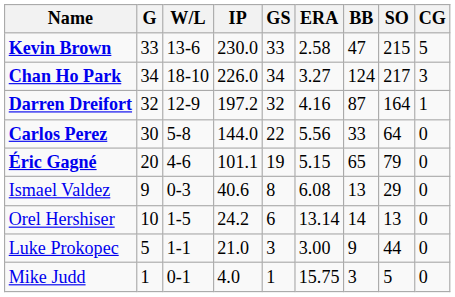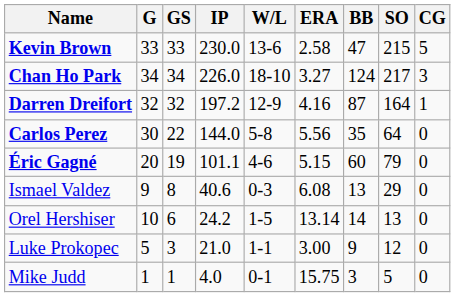columns swapped: (278, 18) <-> (188, 18)
(357, 133) 33 -> (357, 133) 35
(357, 162) 65 -> (357, 162) 60
(392, 248) 44 -> (392, 248) 12
